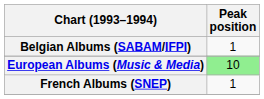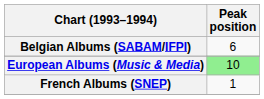(233, 46) 1 -> (233, 46) 6
